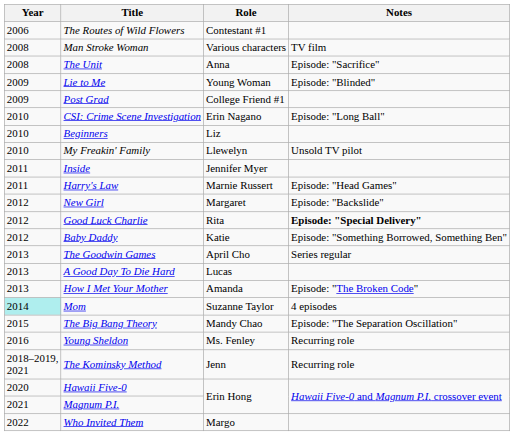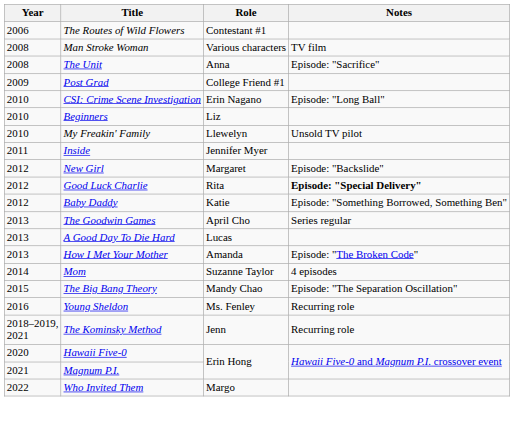- row: (84, 82)
- row: (91, 185)
(18, 306) paleturquoise background -> (18, 271) no background
